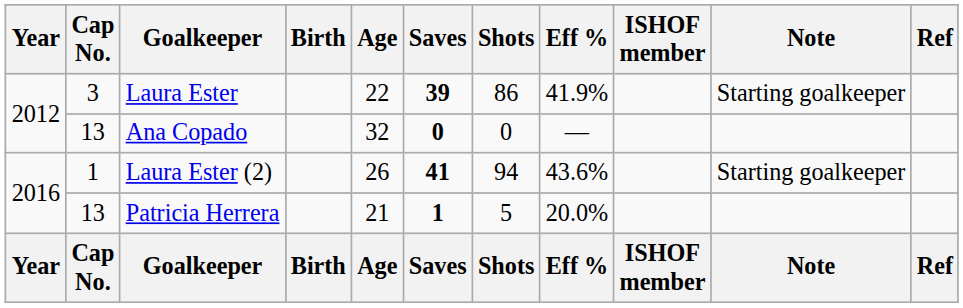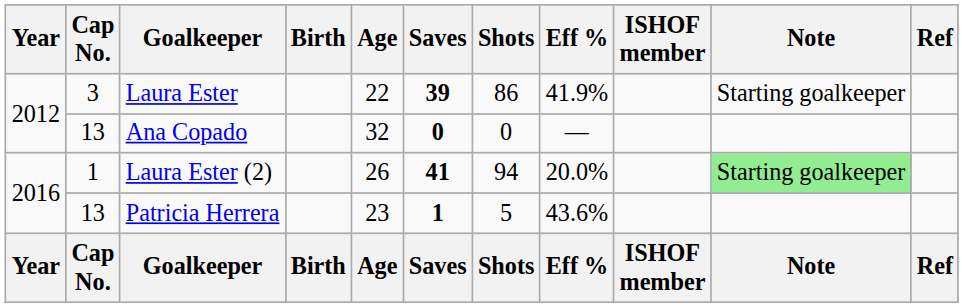(577, 173) 43.6% -> (577, 173) 20.0%
(811, 173) no background -> (811, 173) lightgreen background
(377, 213) 21 -> (377, 213) 23
(577, 213) 20.0% -> (577, 213) 43.6%
